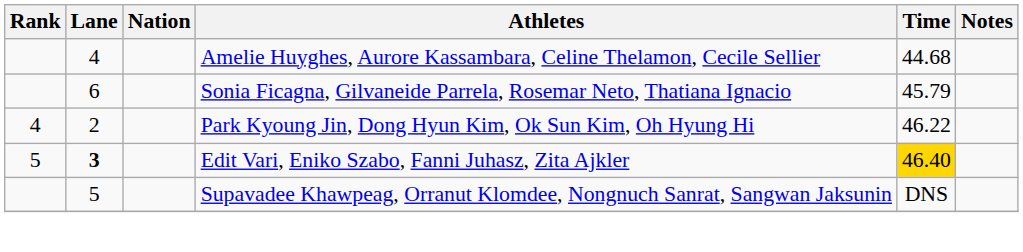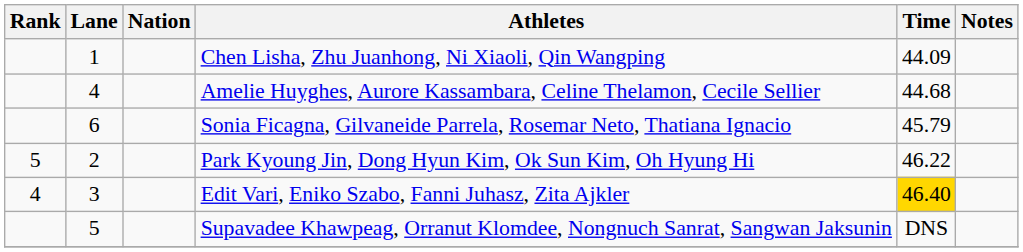+ row: (433, 56)
(35, 125) 4 -> (35, 159) 5
(35, 159) 5 -> (35, 194) 4
(94, 159) bold -> (94, 194) normal
